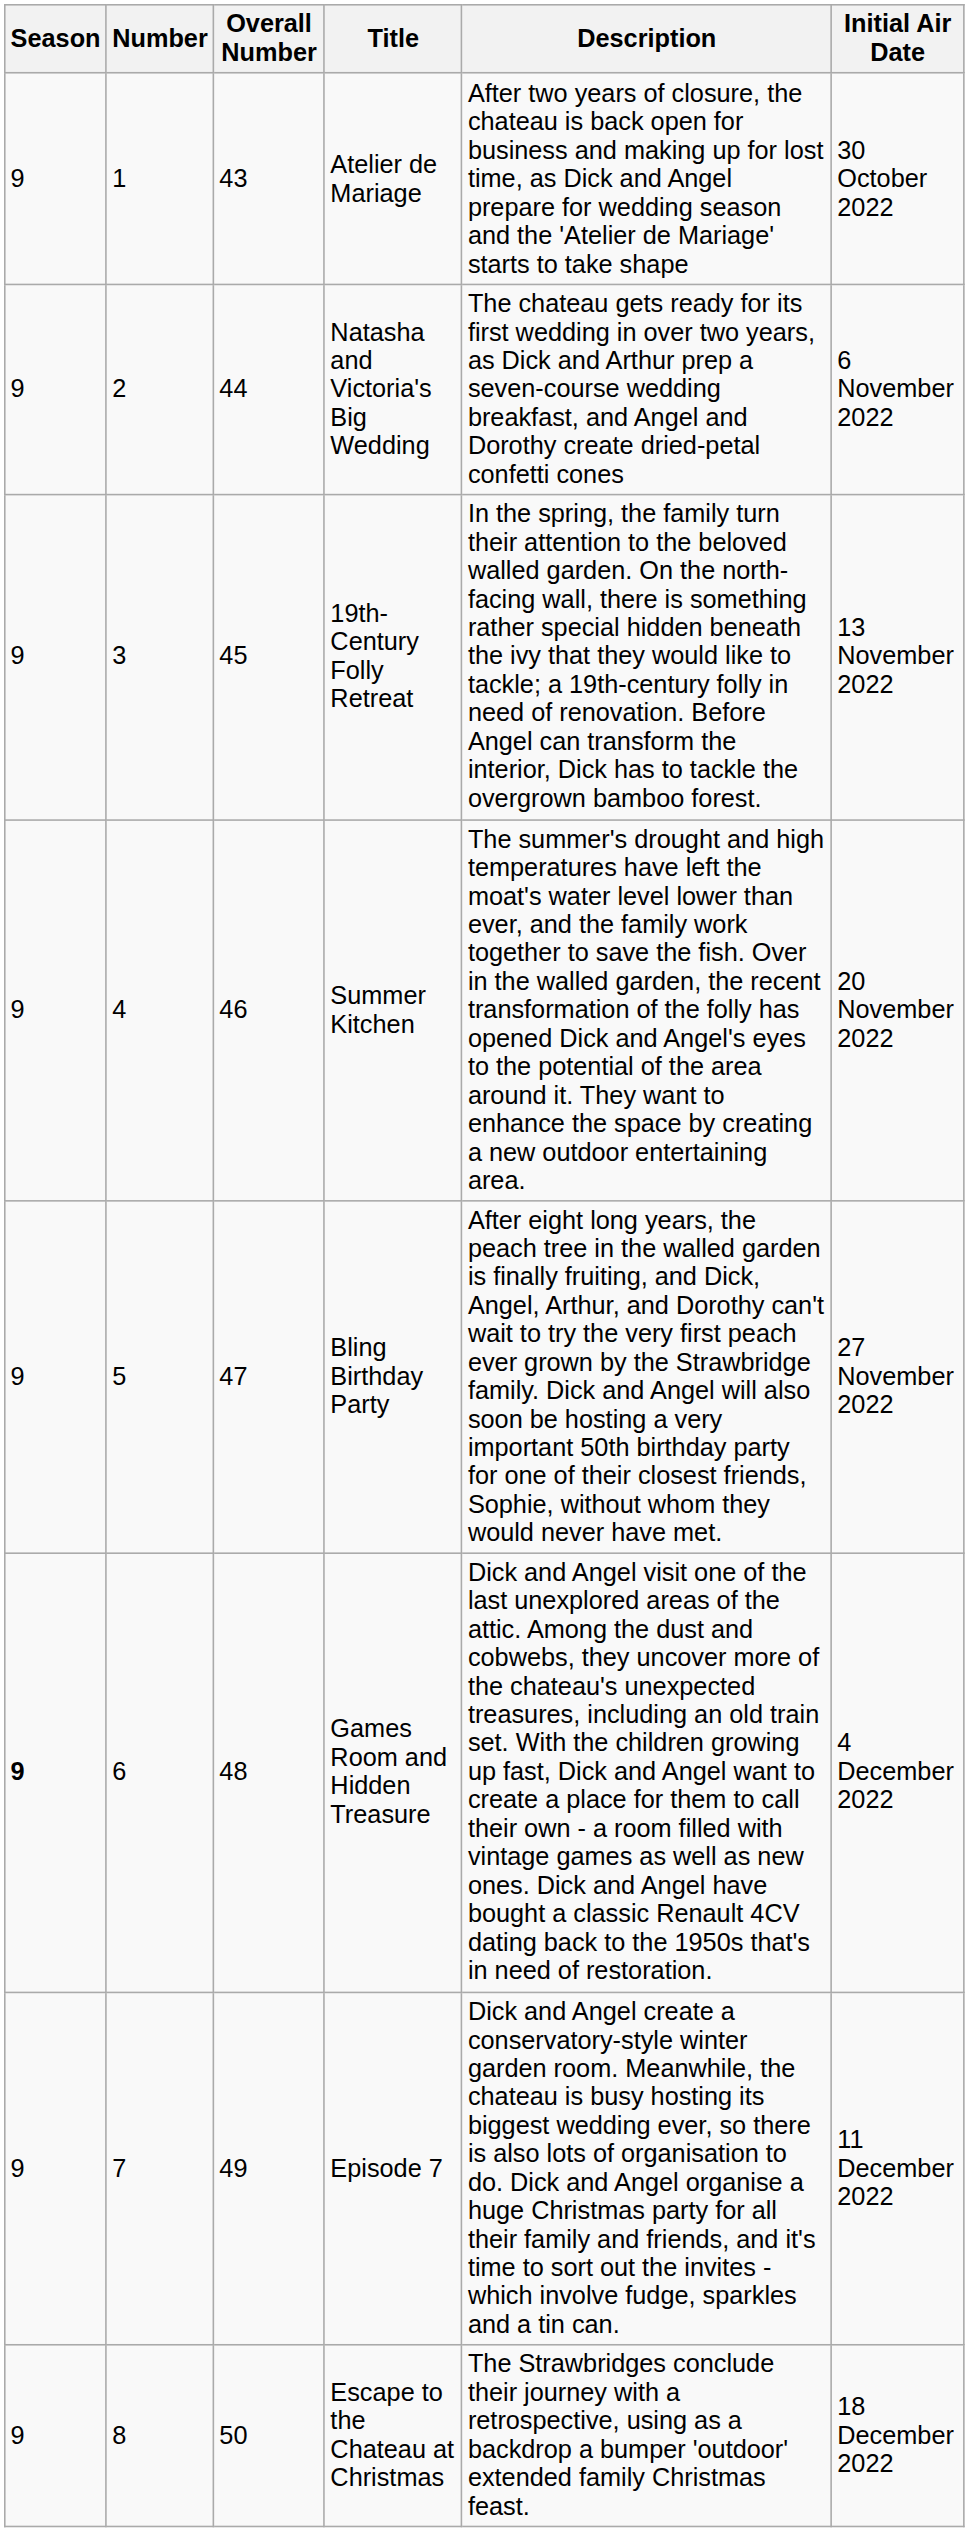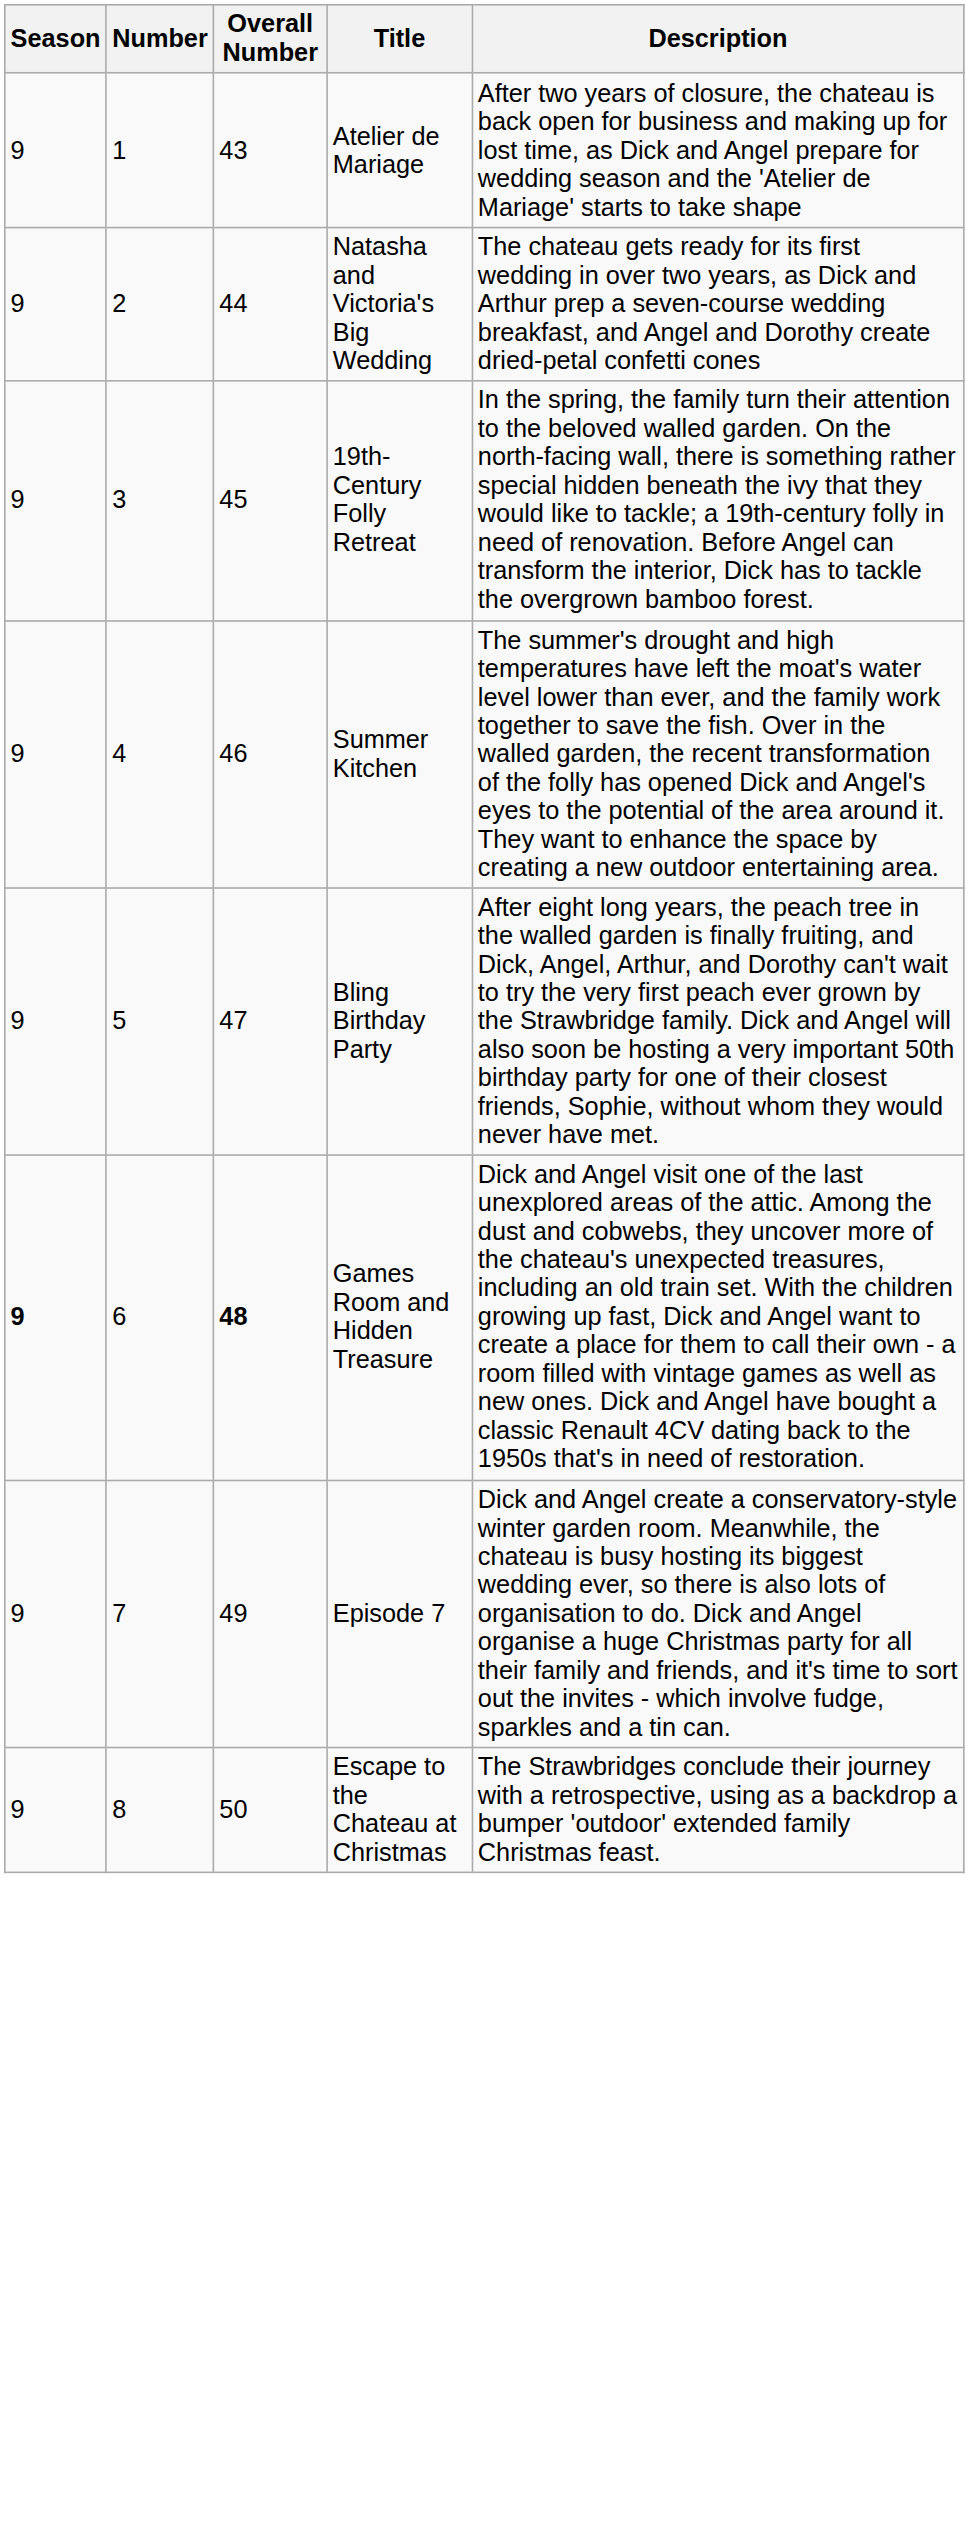- column: (898, 38)
(233, 1772) normal -> (233, 1317) bold
